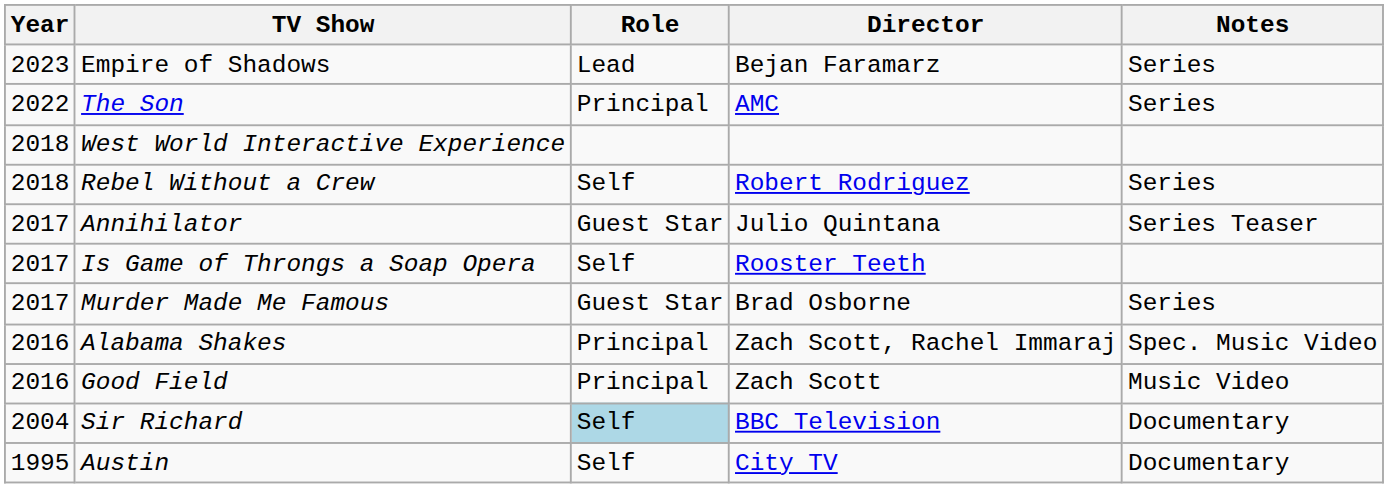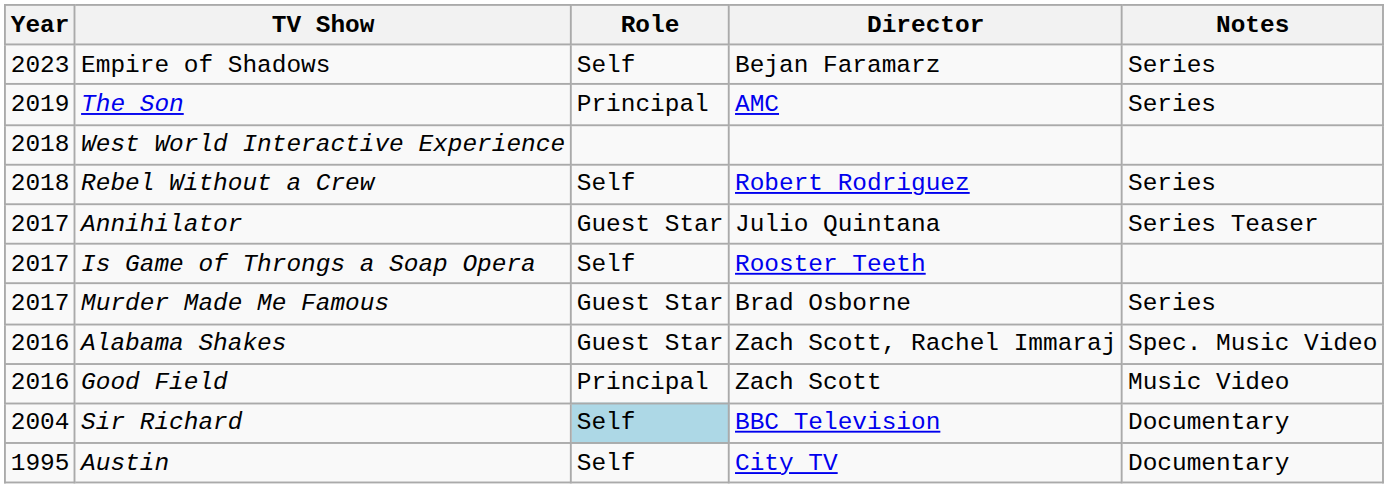(606, 65) Lead -> (606, 65) Self
(40, 105) 2022 -> (40, 105) 2019
(643, 344) Principal -> (650, 344) Guest Star
